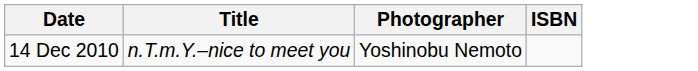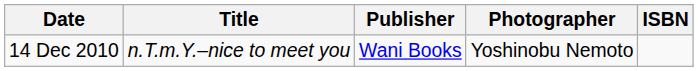+ column: (410, 19)
